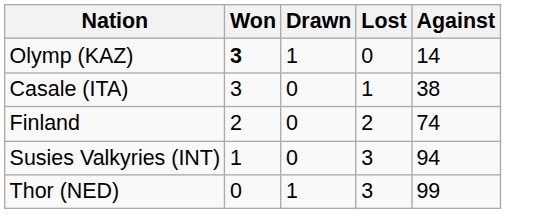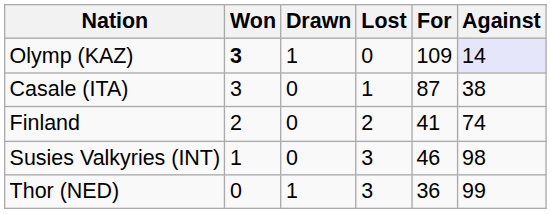+ column: (434, 21)
(428, 55) no background -> (474, 55) lavender background
(428, 157) 94 -> (474, 157) 98
